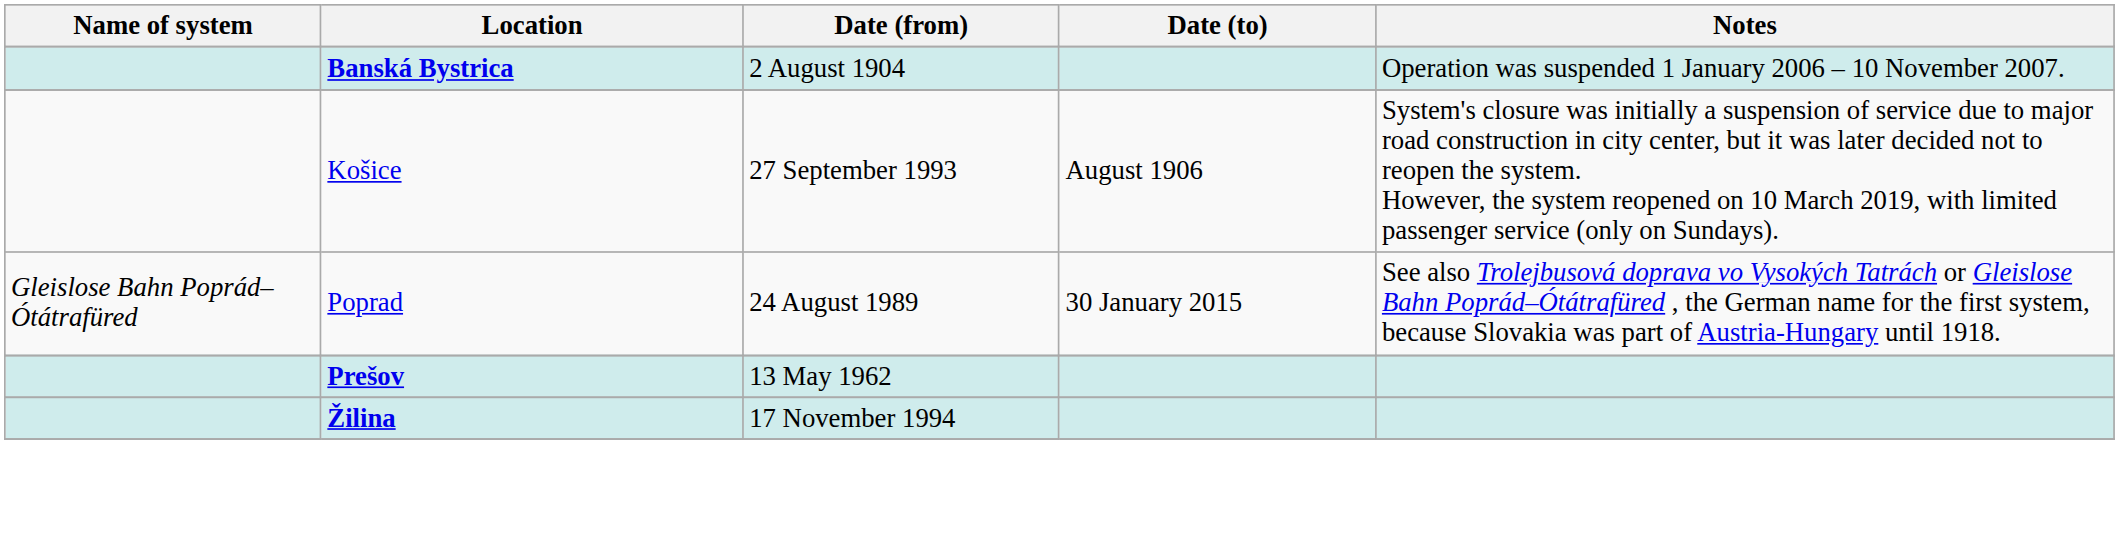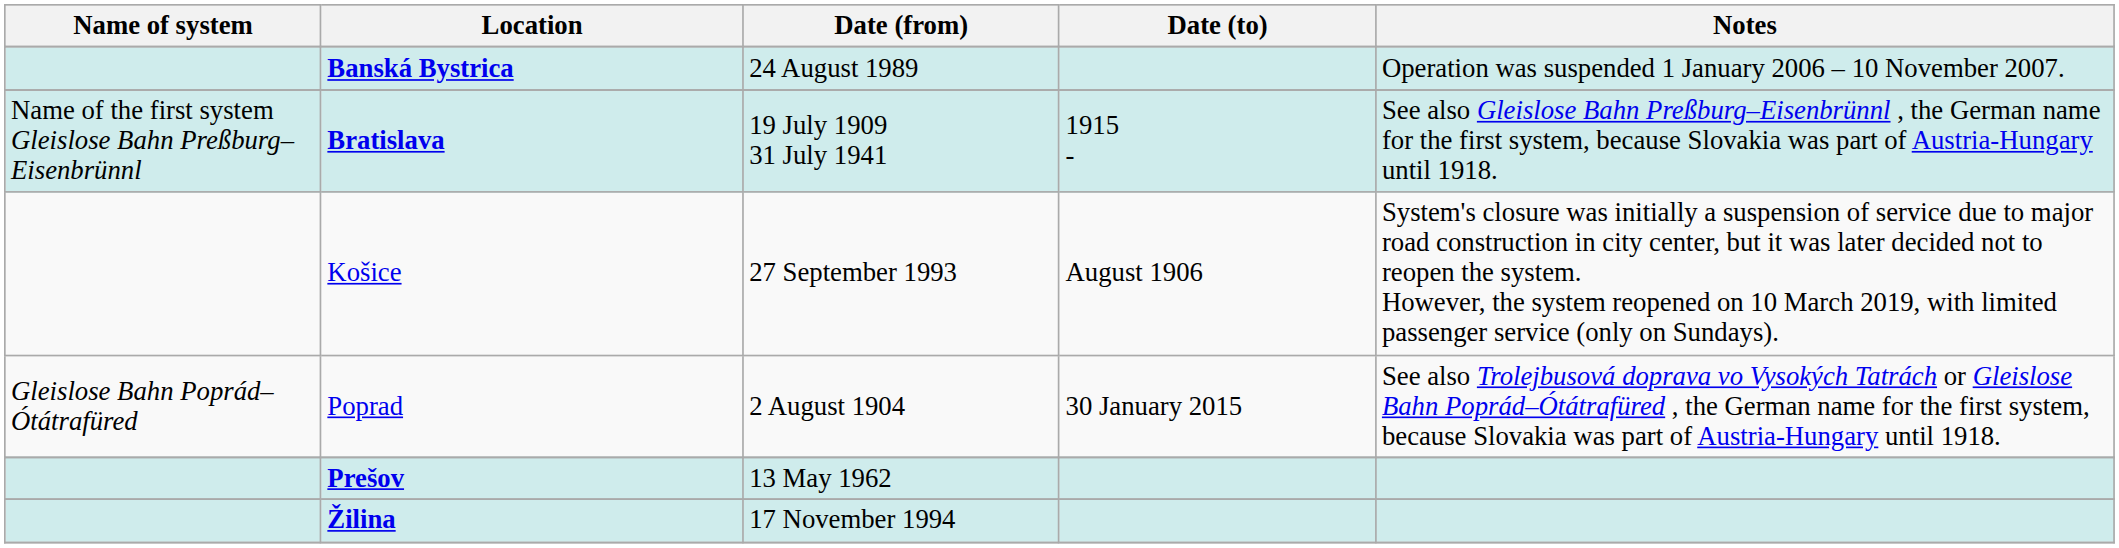(827, 68) 2 August 1904 -> (834, 68) 24 August 1989
+ row: (386, 140)
(834, 303) 24 August 1989 -> (827, 405) 2 August 1904
